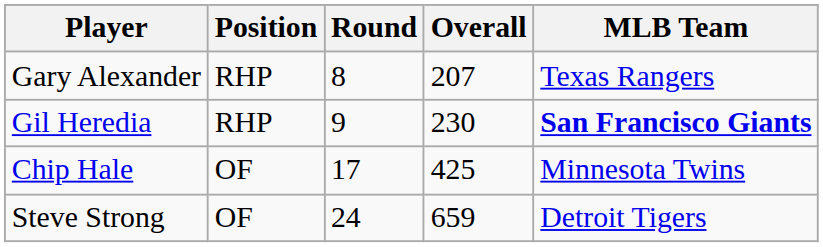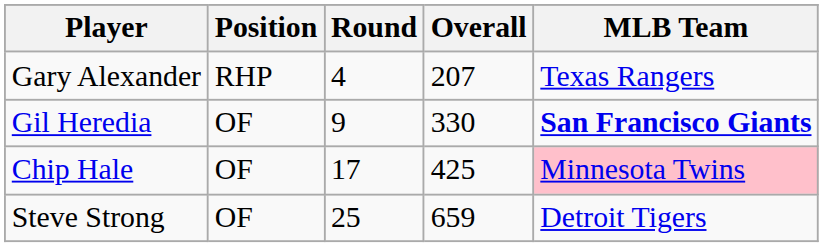(338, 75) 8 -> (338, 75) 4
(244, 122) RHP -> (234, 122) OF
(453, 122) 230 -> (453, 122) 330
(643, 169) no background -> (643, 169) pink background
(346, 216) 24 -> (346, 216) 25
